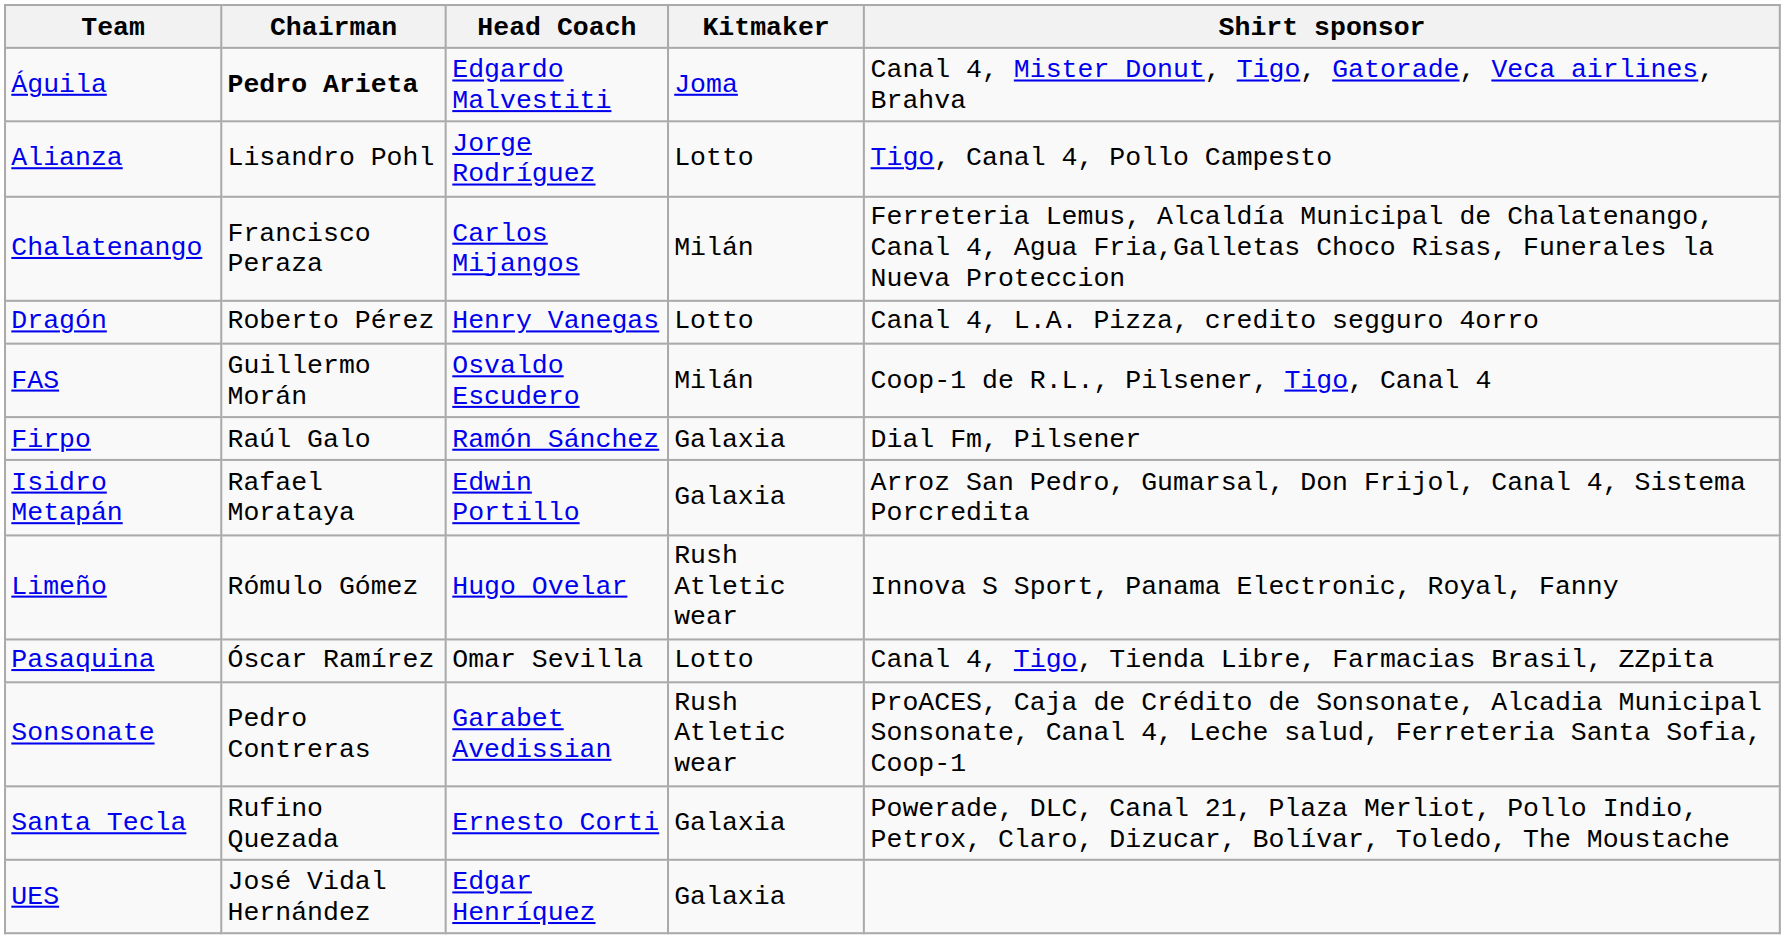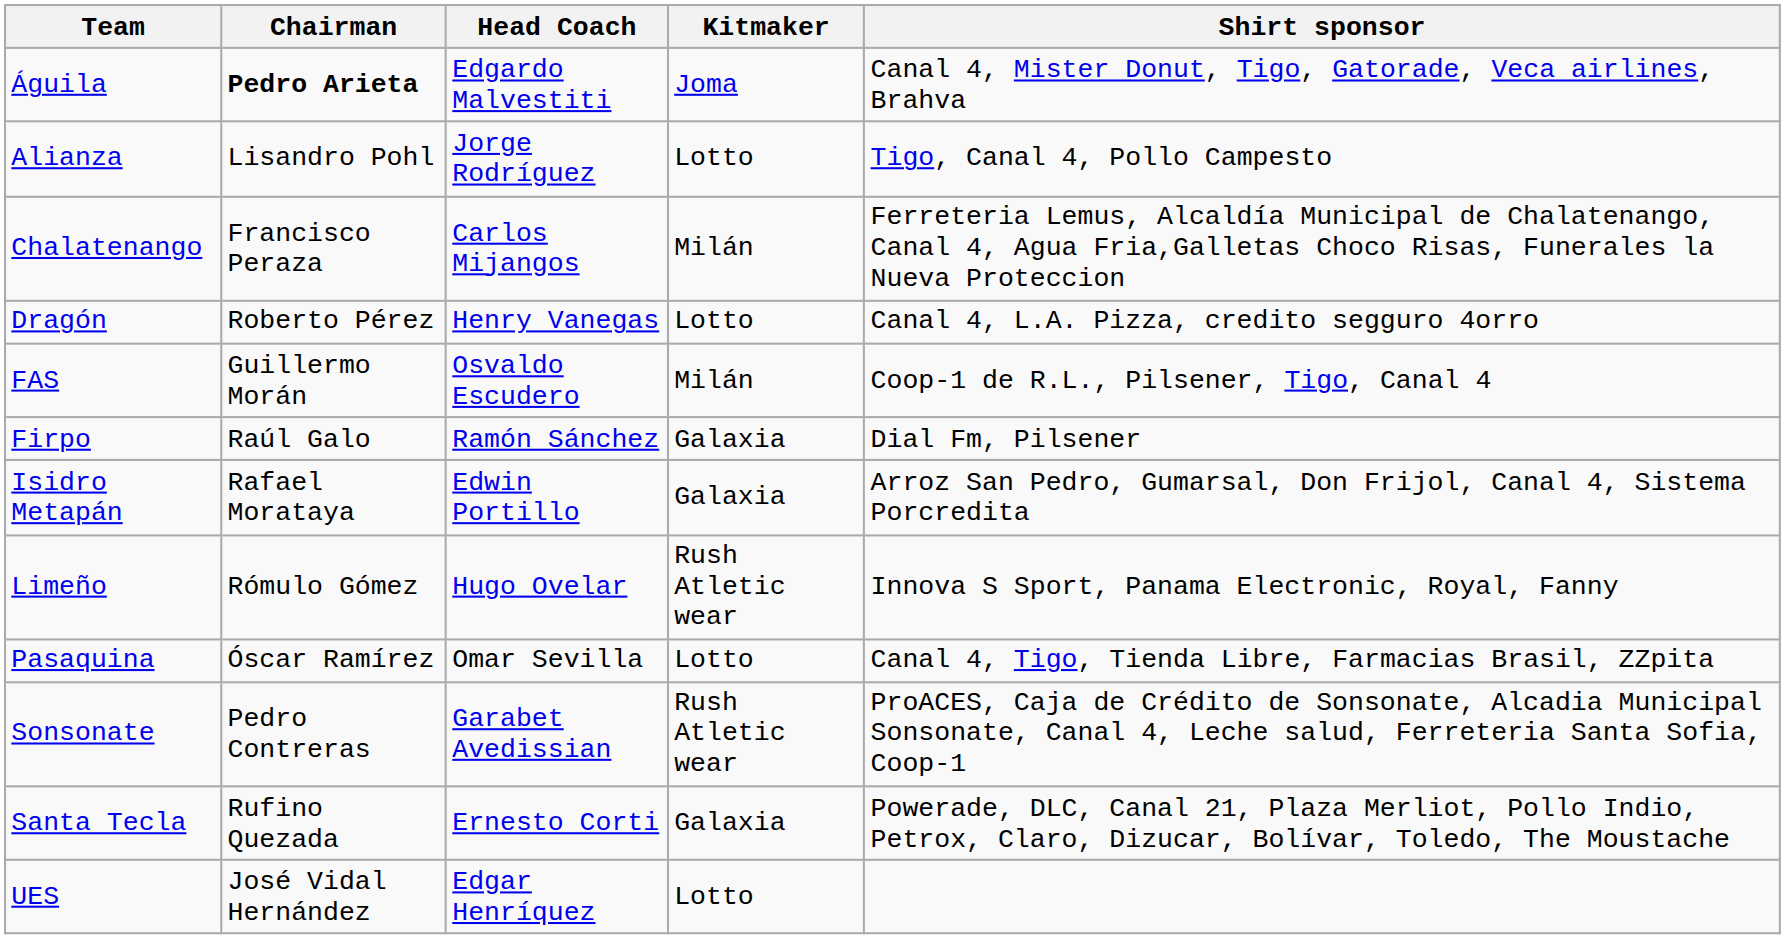(730, 897) Galaxia -> (714, 897) Lotto
